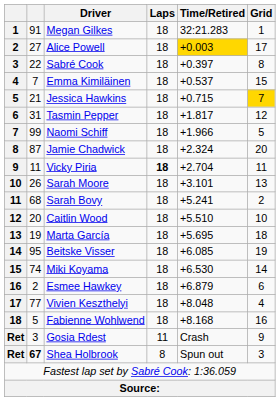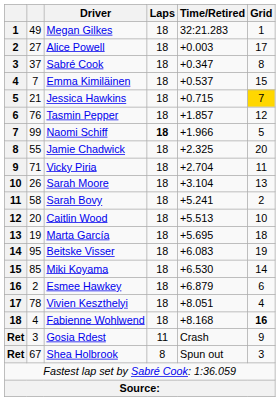(35, 30) 91 -> (35, 30) 49
(197, 47) gold background -> (197, 47) no background
(35, 64) 22 -> (35, 64) 37
(197, 64) +0.397 -> (197, 64) +0.347
(35, 116) 31 -> (35, 116) 76
(197, 116) +1.817 -> (197, 116) +1.857
(162, 133) normal -> (162, 133) bold
(35, 150) 87 -> (35, 150) 55
(197, 150) +2.324 -> (197, 150) +2.325
(35, 167) 11 -> (35, 167) 71
(162, 167) bold -> (162, 167) normal
(197, 184) +3.101 -> (197, 184) +3.104
(35, 201) 68 -> (35, 201) 58
(197, 218) +5.510 -> (197, 218) +5.513
(197, 252) +6.085 -> (197, 252) +6.083
(35, 269) 74 -> (35, 269) 85
(35, 303) 77 -> (35, 303) 78
(197, 303) +8.048 -> (197, 303) +8.051
(35, 320) 5 -> (35, 320) 4
(261, 320) normal -> (261, 320) bold
(35, 355) bold -> (35, 355) normal
